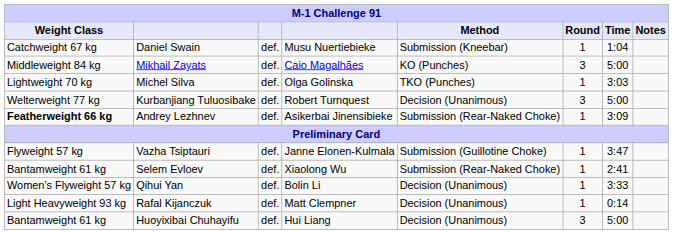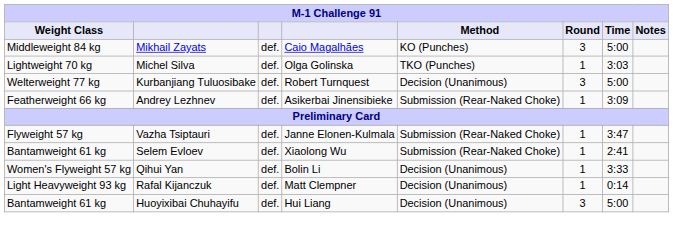- row: (168, 48)
(60, 117) bold -> (56, 100) normal
(473, 152) Submission (Guillotine Choke) -> (480, 134) Submission (Rear-Naked Choke)
